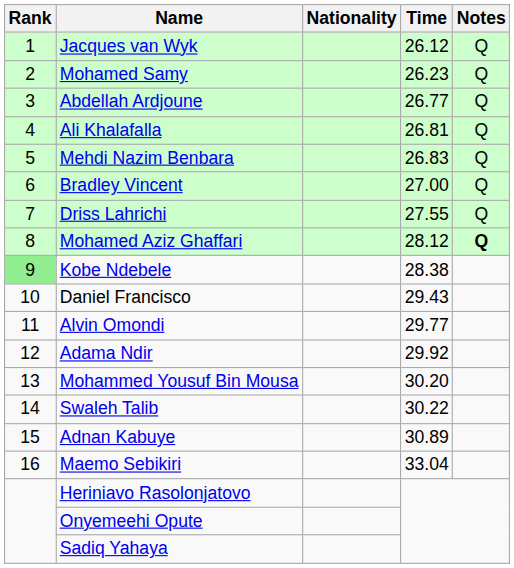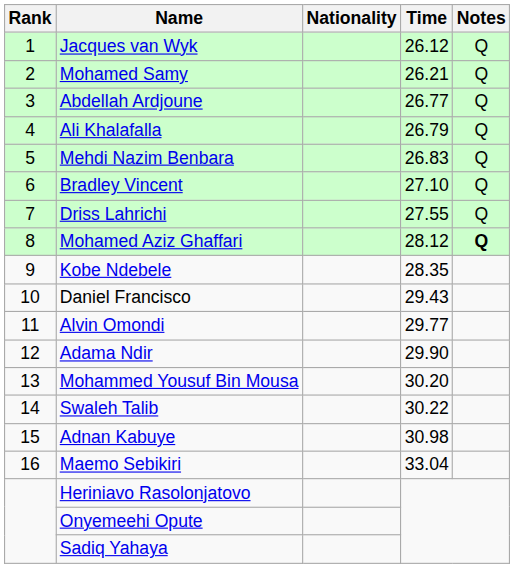(427, 74) 26.23 -> (427, 74) 26.21
(427, 130) 26.81 -> (427, 130) 26.79
(427, 185) 27.00 -> (427, 185) 27.10
(30, 269) lightgreen background -> (30, 269) no background
(427, 269) 28.38 -> (427, 269) 28.35
(427, 353) 29.92 -> (427, 353) 29.90
(427, 437) 30.89 -> (427, 437) 30.98
